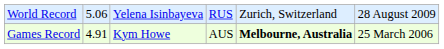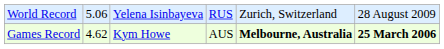(97, 33) 4.91 -> (97, 33) 4.62
(395, 33) normal -> (397, 33) bold
